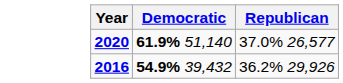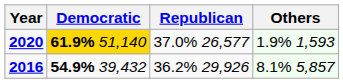+ column: (295, 17)
(184, 42) no background -> (98, 42) gold background
